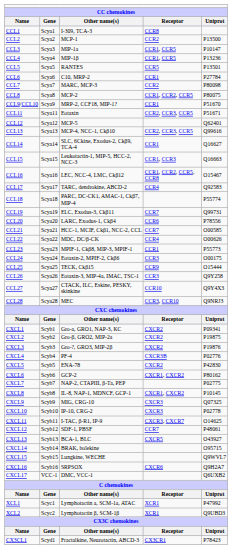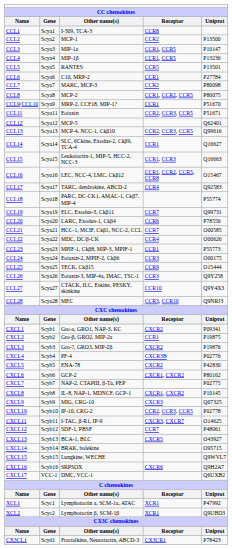(154, 338) CXCR2 -> (152, 338) CCR1
(154, 411) CXCR3 -> (169, 411) CCR2, CCR3, CCR5
